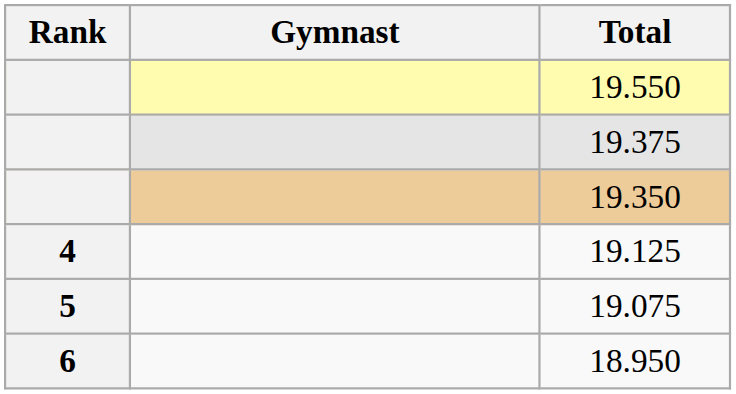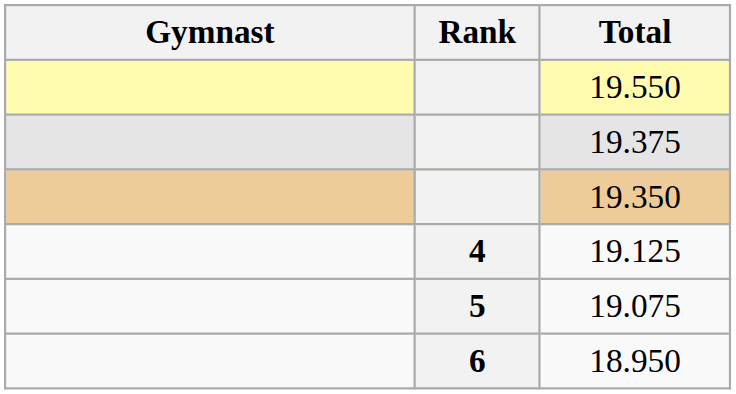columns swapped: (68, 32) <-> (335, 32)
